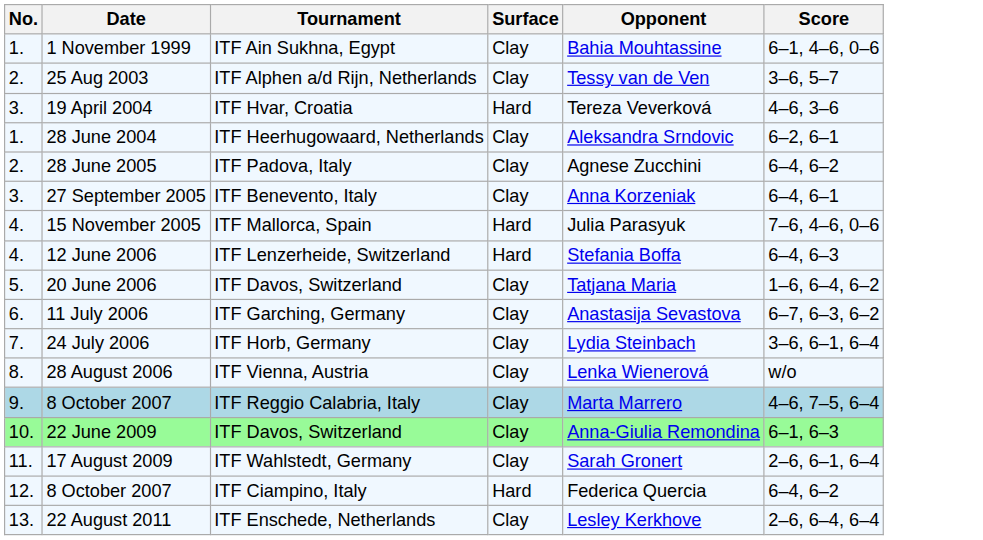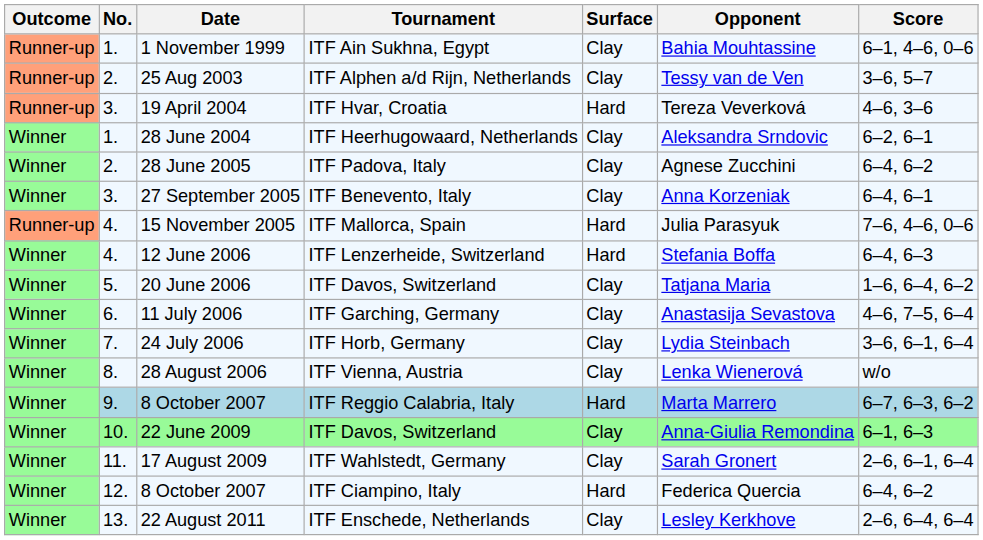+ column: (52, 18)
(824, 313) 6–7, 6–3, 6–2 -> (918, 313) 4–6, 7–5, 6–4
(510, 401) Clay -> (606, 401) Hard
(824, 401) 4–6, 7–5, 6–4 -> (918, 401) 6–7, 6–3, 6–2
